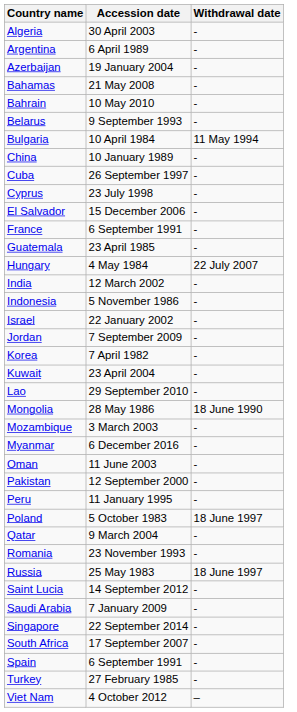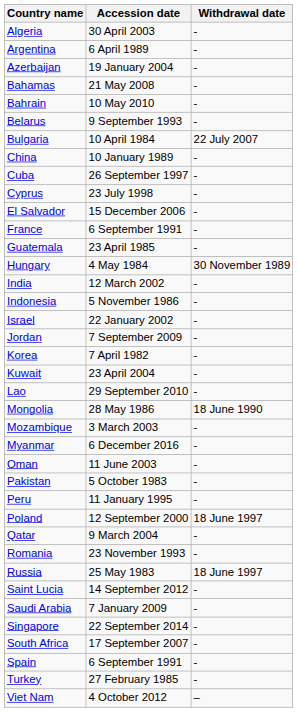(226, 139) 11 May 1994 -> (226, 139) 22 July 2007
(226, 265) 22 July 2007 -> (242, 265) 30 November 1989
(138, 481) 12 September 2000 -> (128, 481) 5 October 1983
(128, 517) 5 October 1983 -> (138, 517) 12 September 2000
